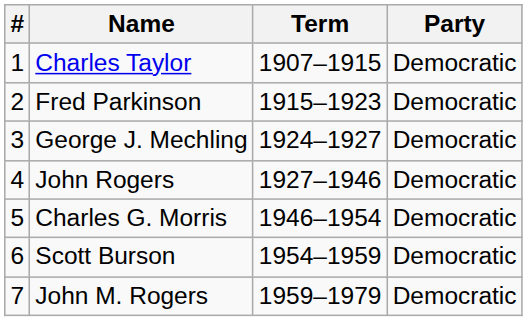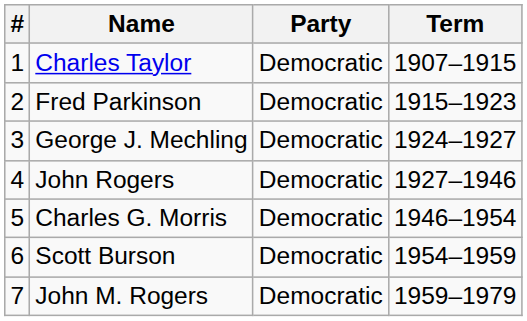columns swapped: (455, 23) <-> (320, 23)
